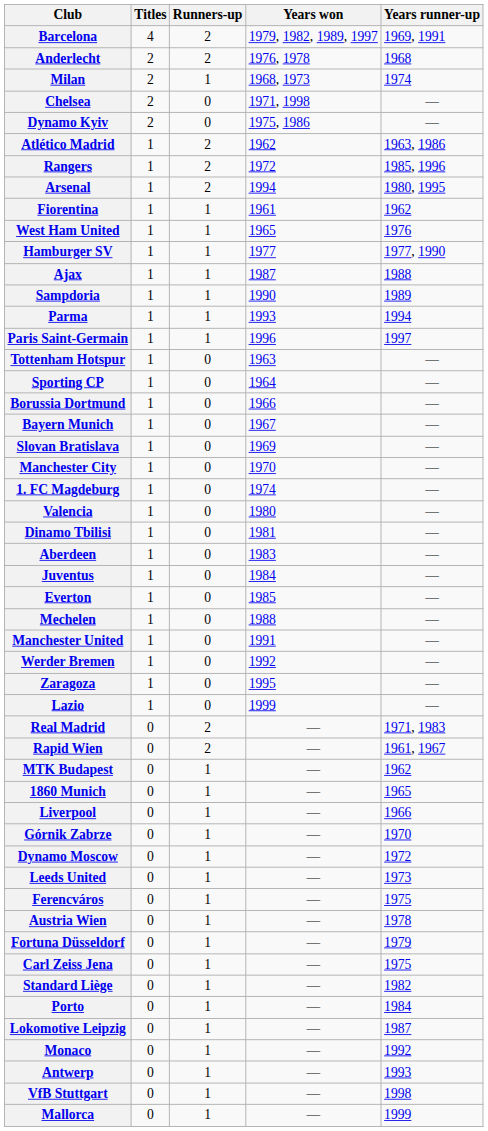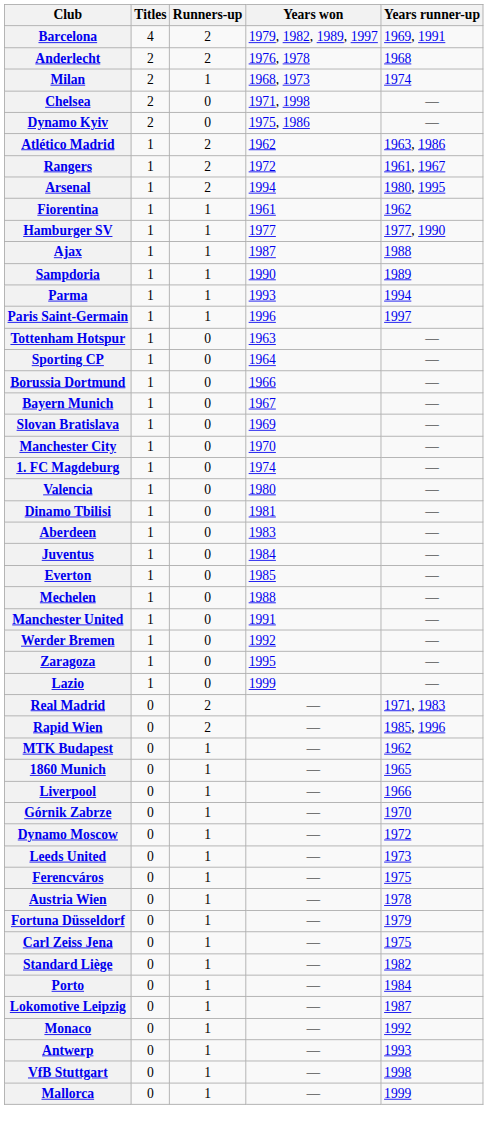(415, 166) 1985, 1996 -> (415, 166) 1961, 1967
- row: (68, 230)
(415, 748) 1961, 1967 -> (415, 727) 1985, 1996
